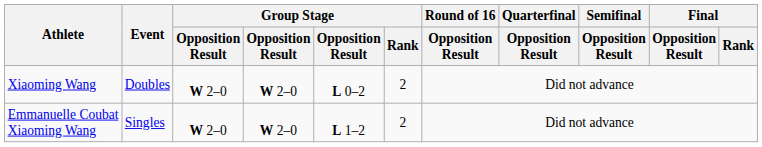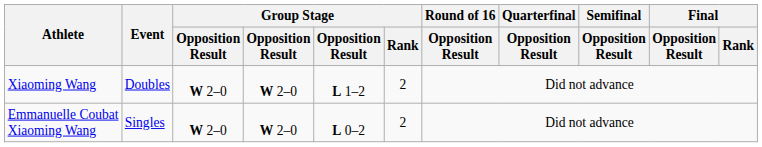(349, 92) L 0–2 -> (349, 92) L 1–2
(349, 130) L 1–2 -> (349, 130) L 0–2
